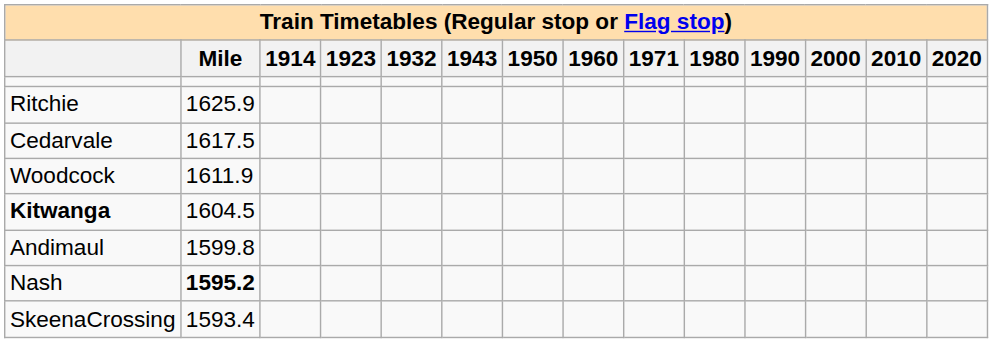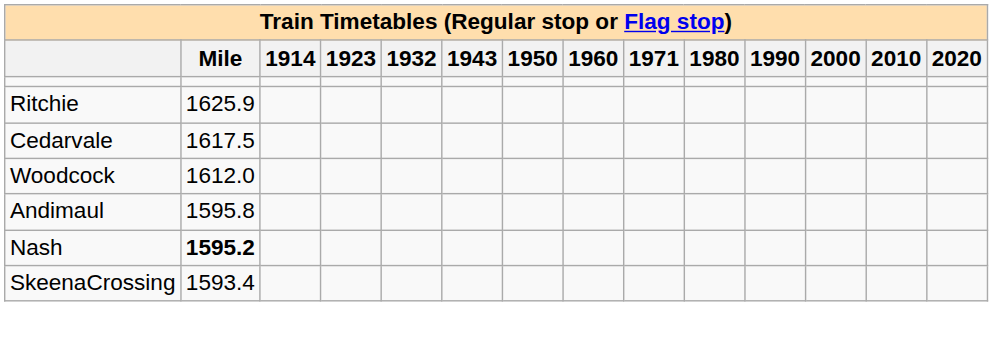(220, 175) 1611.9 -> (220, 175) 1612.0
- row: (60, 211)
(220, 247) 1599.8 -> (220, 211) 1595.8
